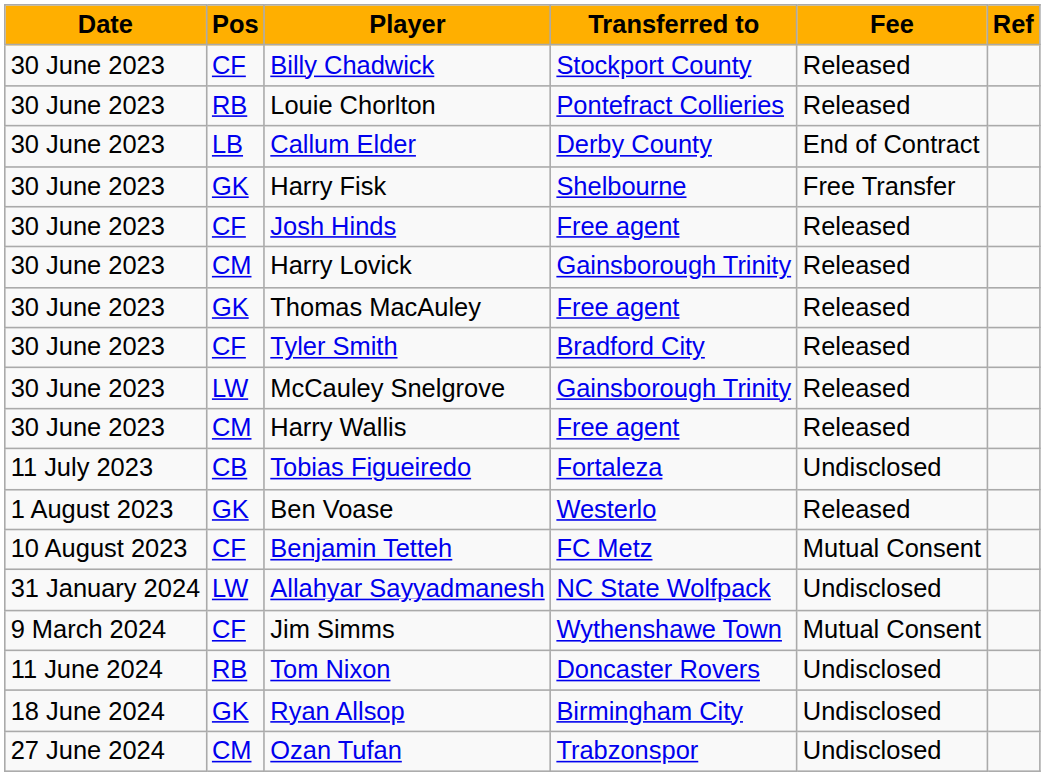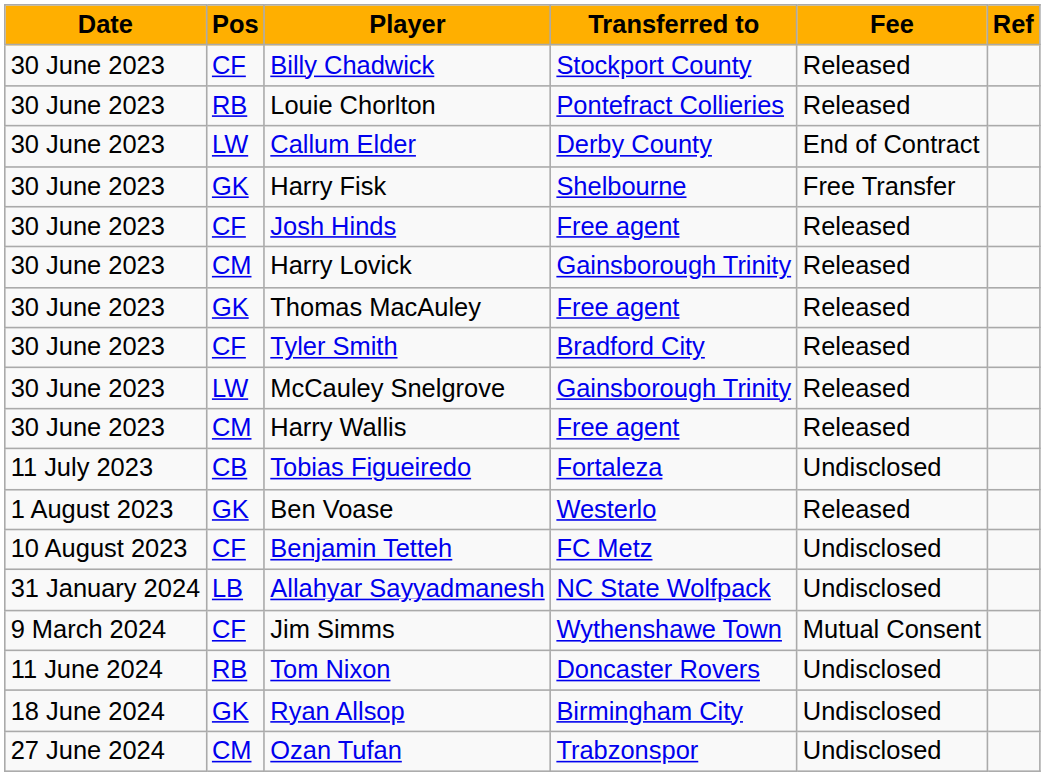(227, 145) LB -> (230, 145) LW
(892, 549) Mutual Consent -> (872, 549) Undisclosed
(230, 589) LW -> (227, 589) LB
